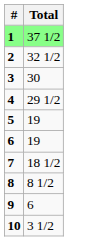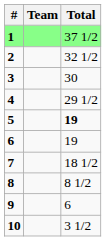+ column: (42, 15)
(34, 120) normal -> (71, 120) bold
